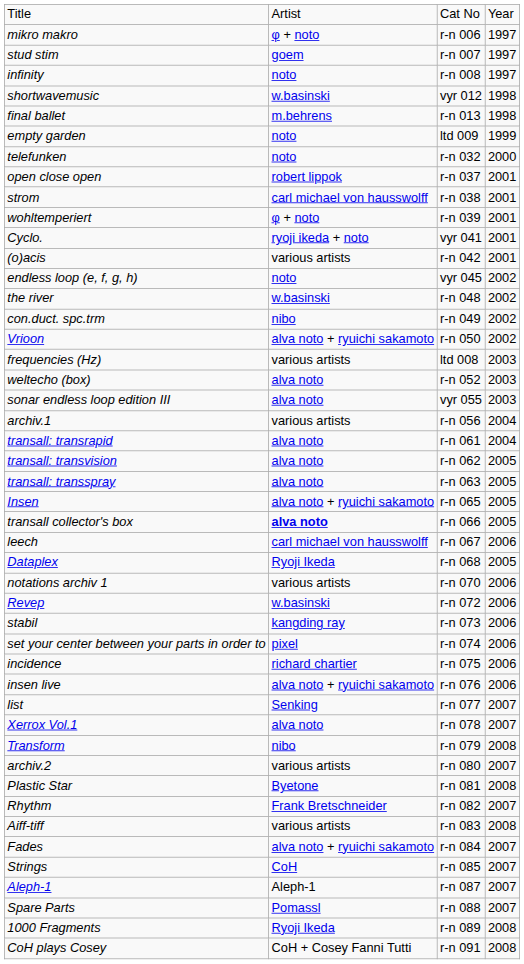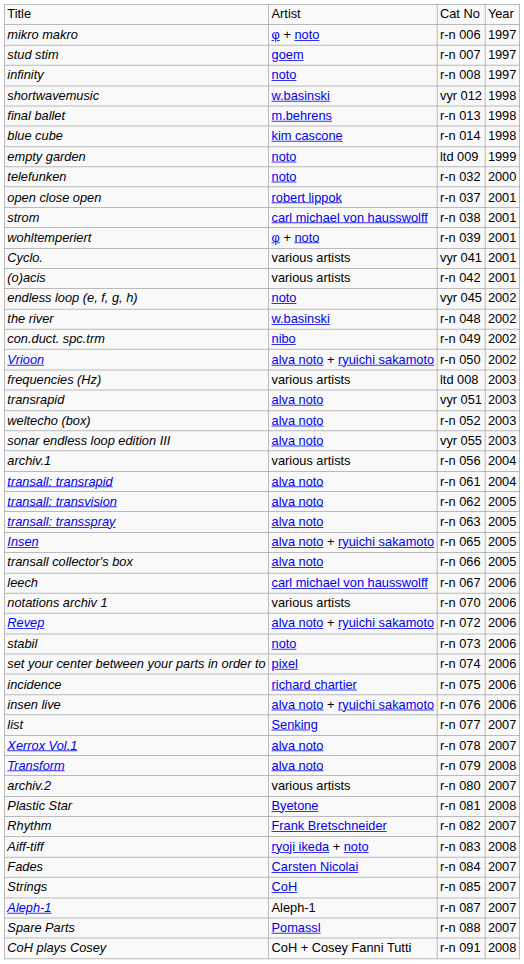+ row: (35, 136)
(320, 237) ryoji ikeda + noto -> (311, 258) various artists
+ row: (36, 400)
(300, 522) bold -> (298, 562) normal
- row: (33, 562)
(301, 603) w.basinski -> (353, 623) alva noto + ryuichi sakamoto
(308, 623) kangding ray -> (284, 643) noto
(284, 745) nibo -> (298, 765) alva noto
(311, 826) various artists -> (320, 846) ryoji ikeda + noto
(353, 846) alva noto + ryuichi sakamoto -> (315, 867) Carsten Nicolai
- row: (54, 928)
